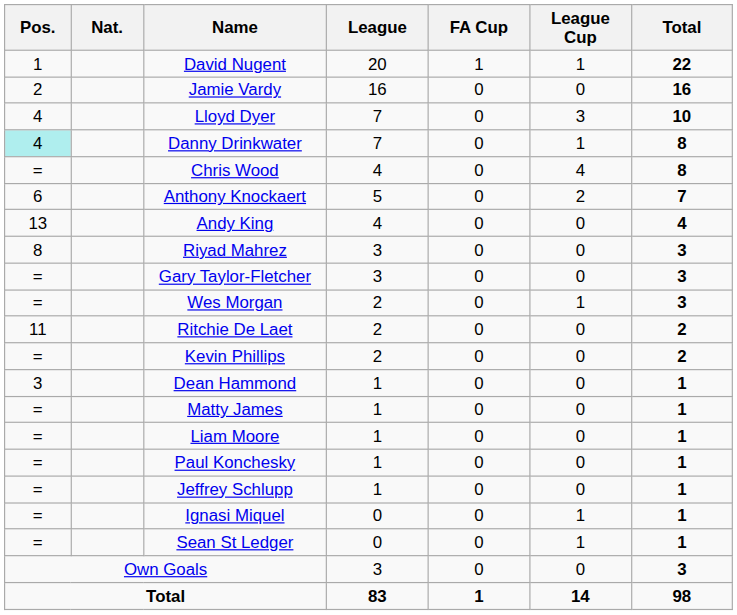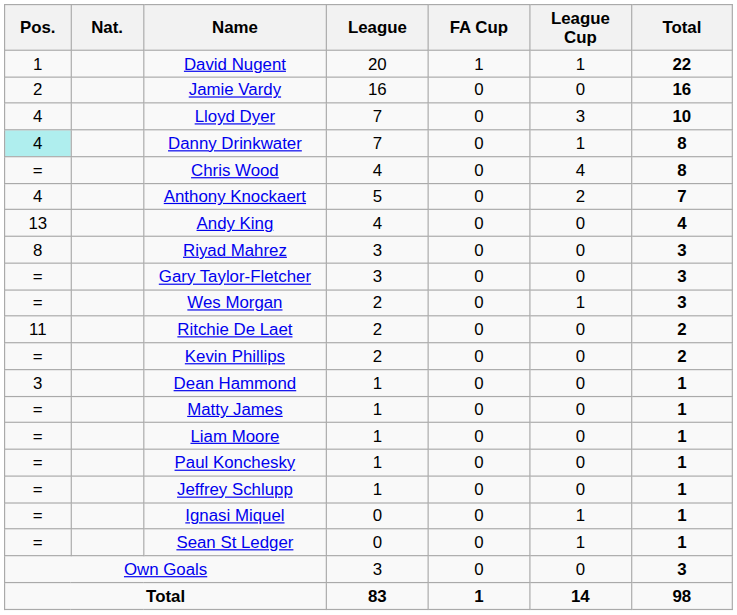(38, 197) 6 -> (38, 197) 4
